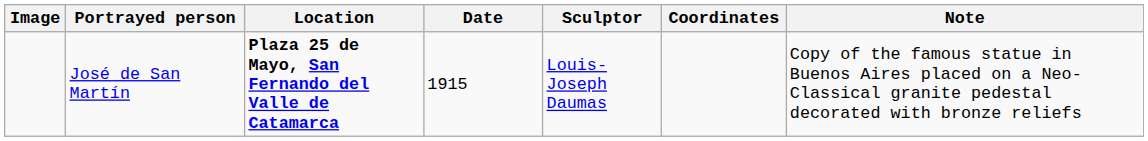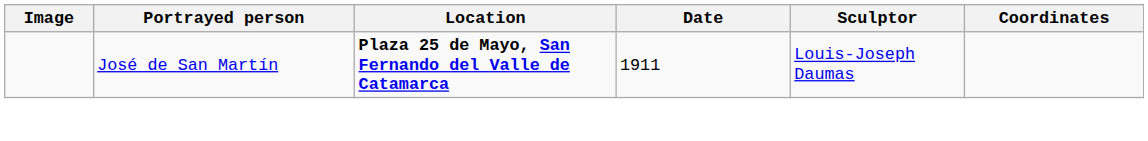- column: (965, 18)
(447, 84) 1915 -> (640, 65) 1911
